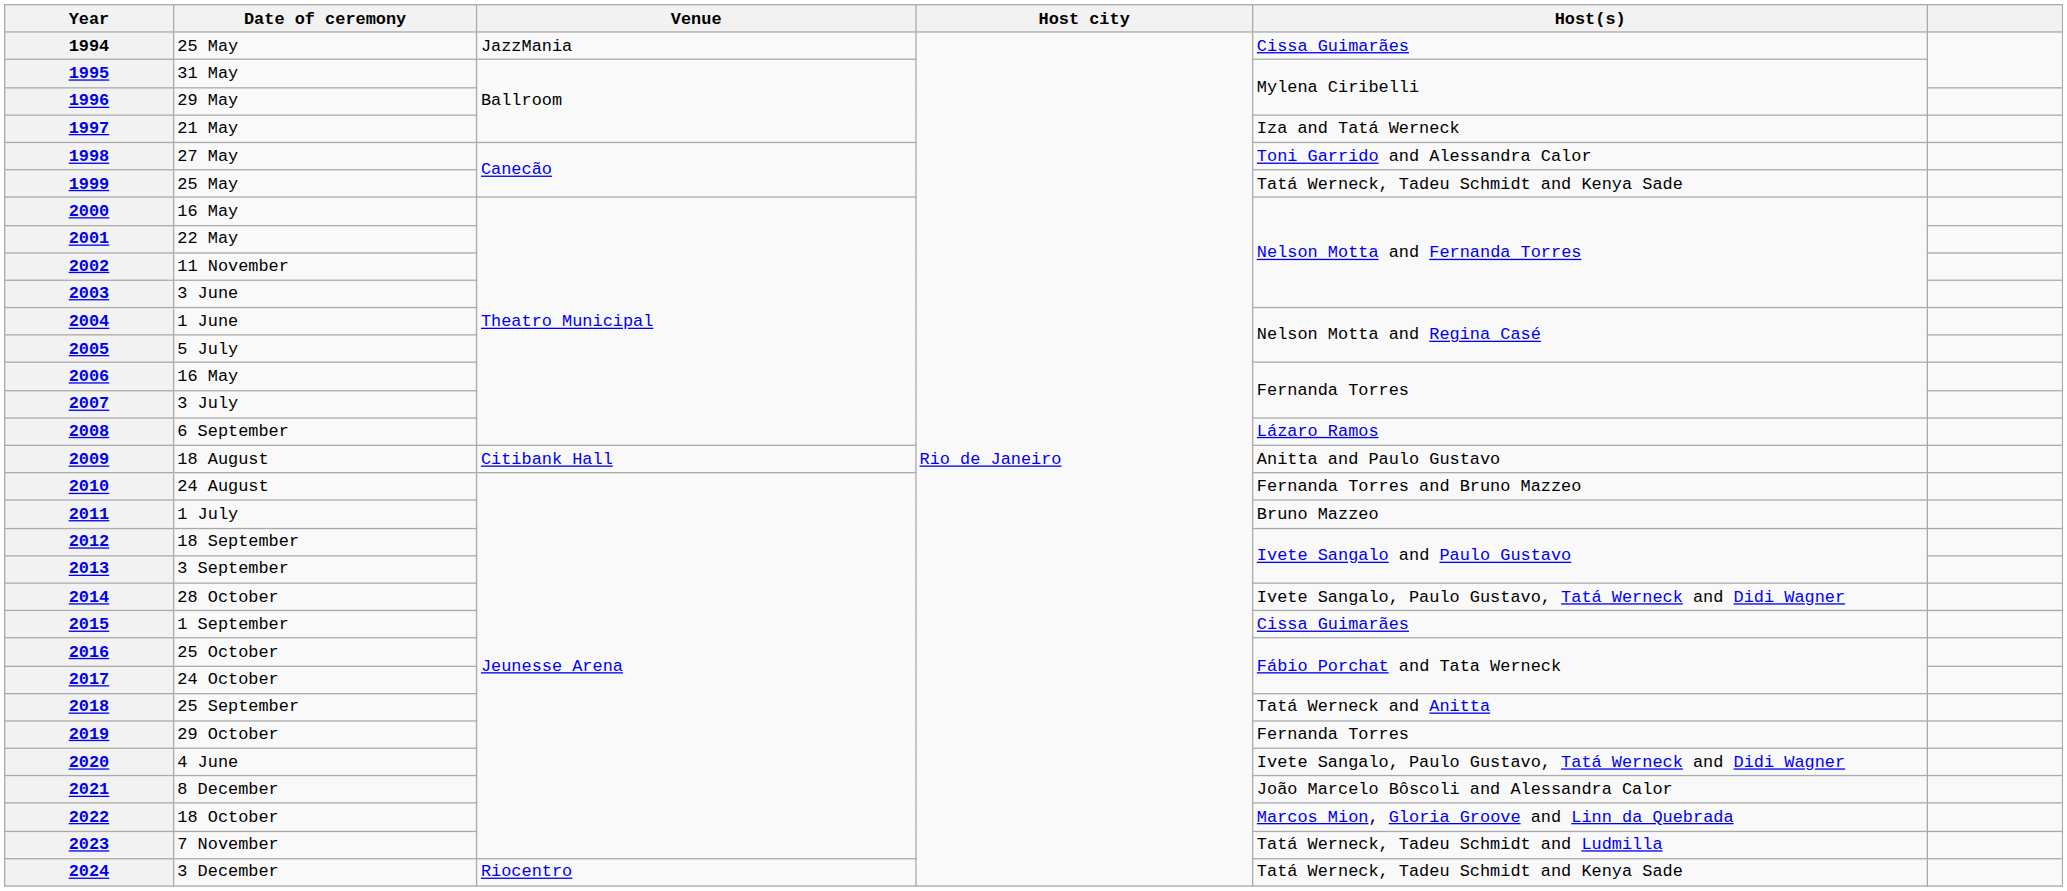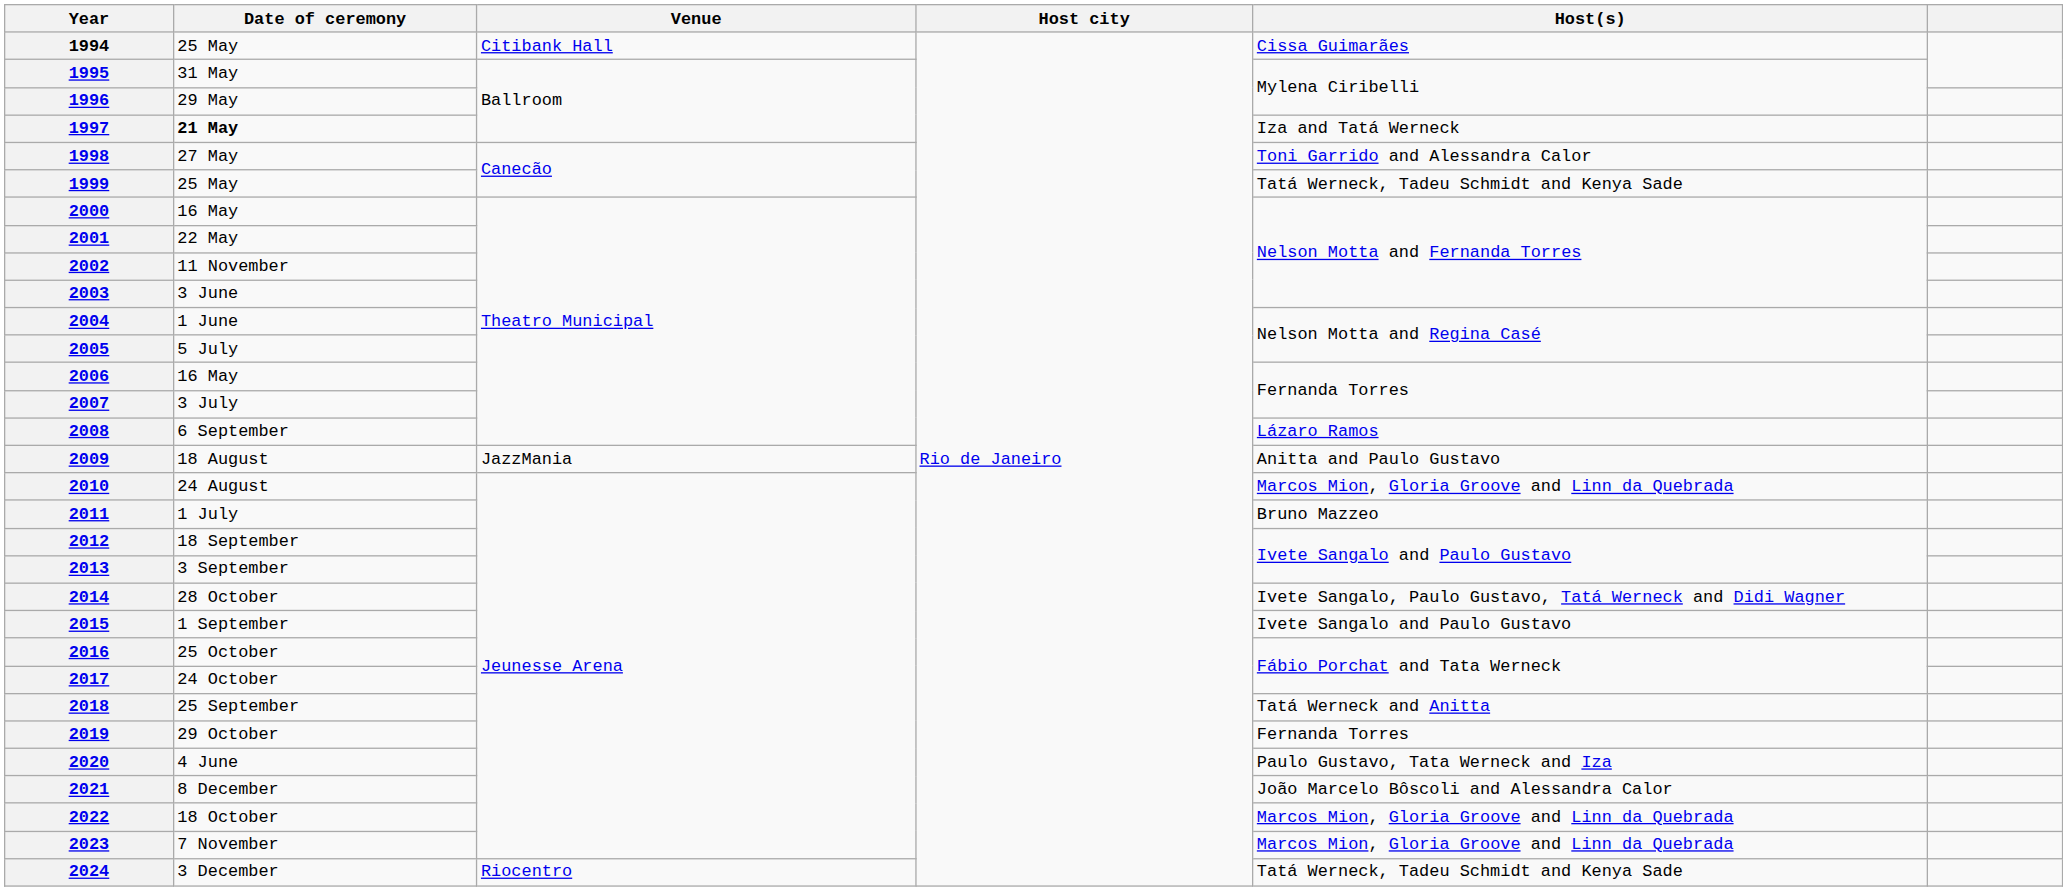(527, 46) JazzMania -> (547, 46) Citibank Hall
(208, 129) normal -> (208, 129) bold
(547, 459) Citibank Hall -> (527, 459) JazzMania
(1419, 487) Fernanda Torres and Bruno Mazzeo -> (1495, 487) Marcos Mion, Gloria Groove and Linn da Quebrada
(1333, 624) Cissa Guimarães -> (1414, 624) Ivete Sangalo and Paulo Gustavo
(1551, 762) Ivete Sangalo, Paulo Gustavo, Tatá Werneck and Didi Wagner -> (1434, 762) Paulo Gustavo, Tata Werneck and Iza
(1460, 845) Tatá Werneck, Tadeu Schmidt and Ludmilla -> (1495, 845) Marcos Mion, Gloria Groove and Linn da Quebrada
